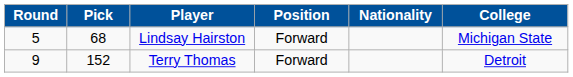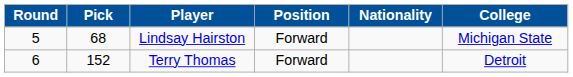(36, 60) 9 -> (36, 60) 6
